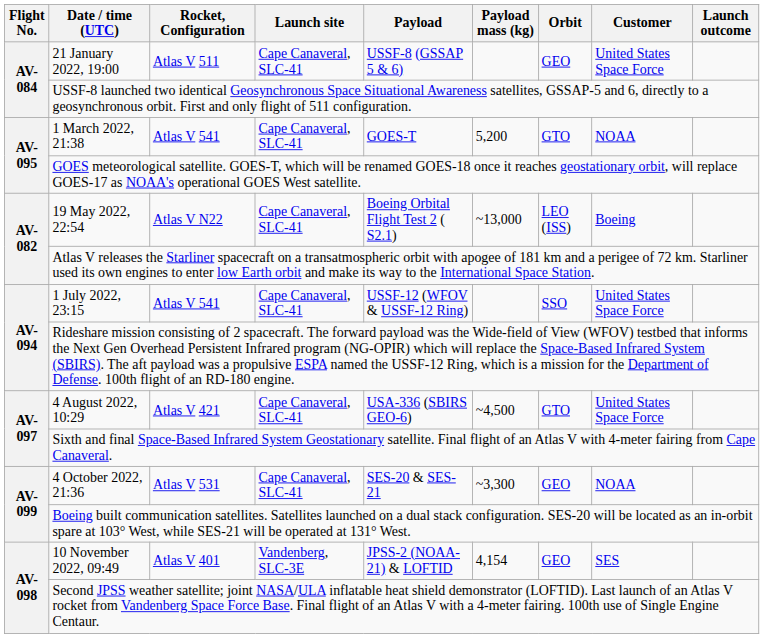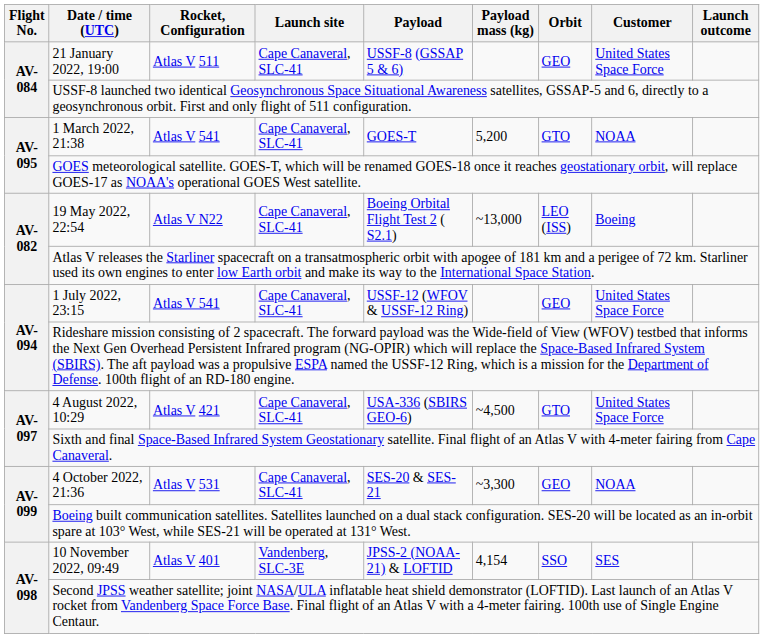(554, 303) SSO -> (556, 303) GEO
(556, 560) GEO -> (554, 560) SSO
